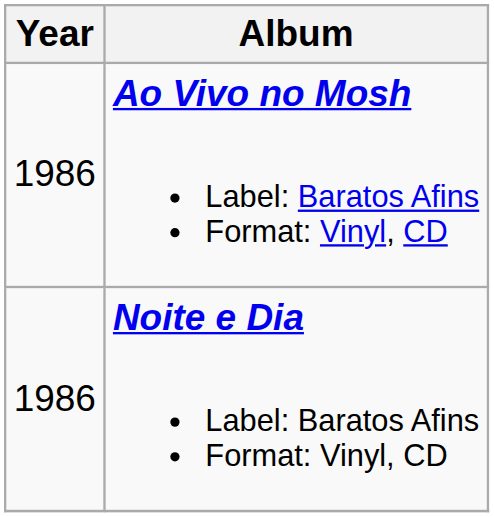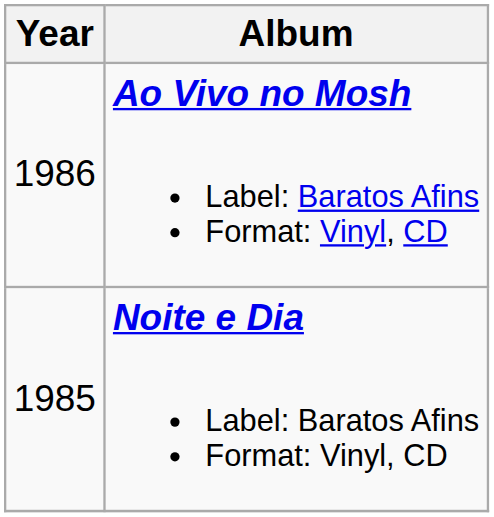(55, 399) 1986 -> (55, 399) 1985
